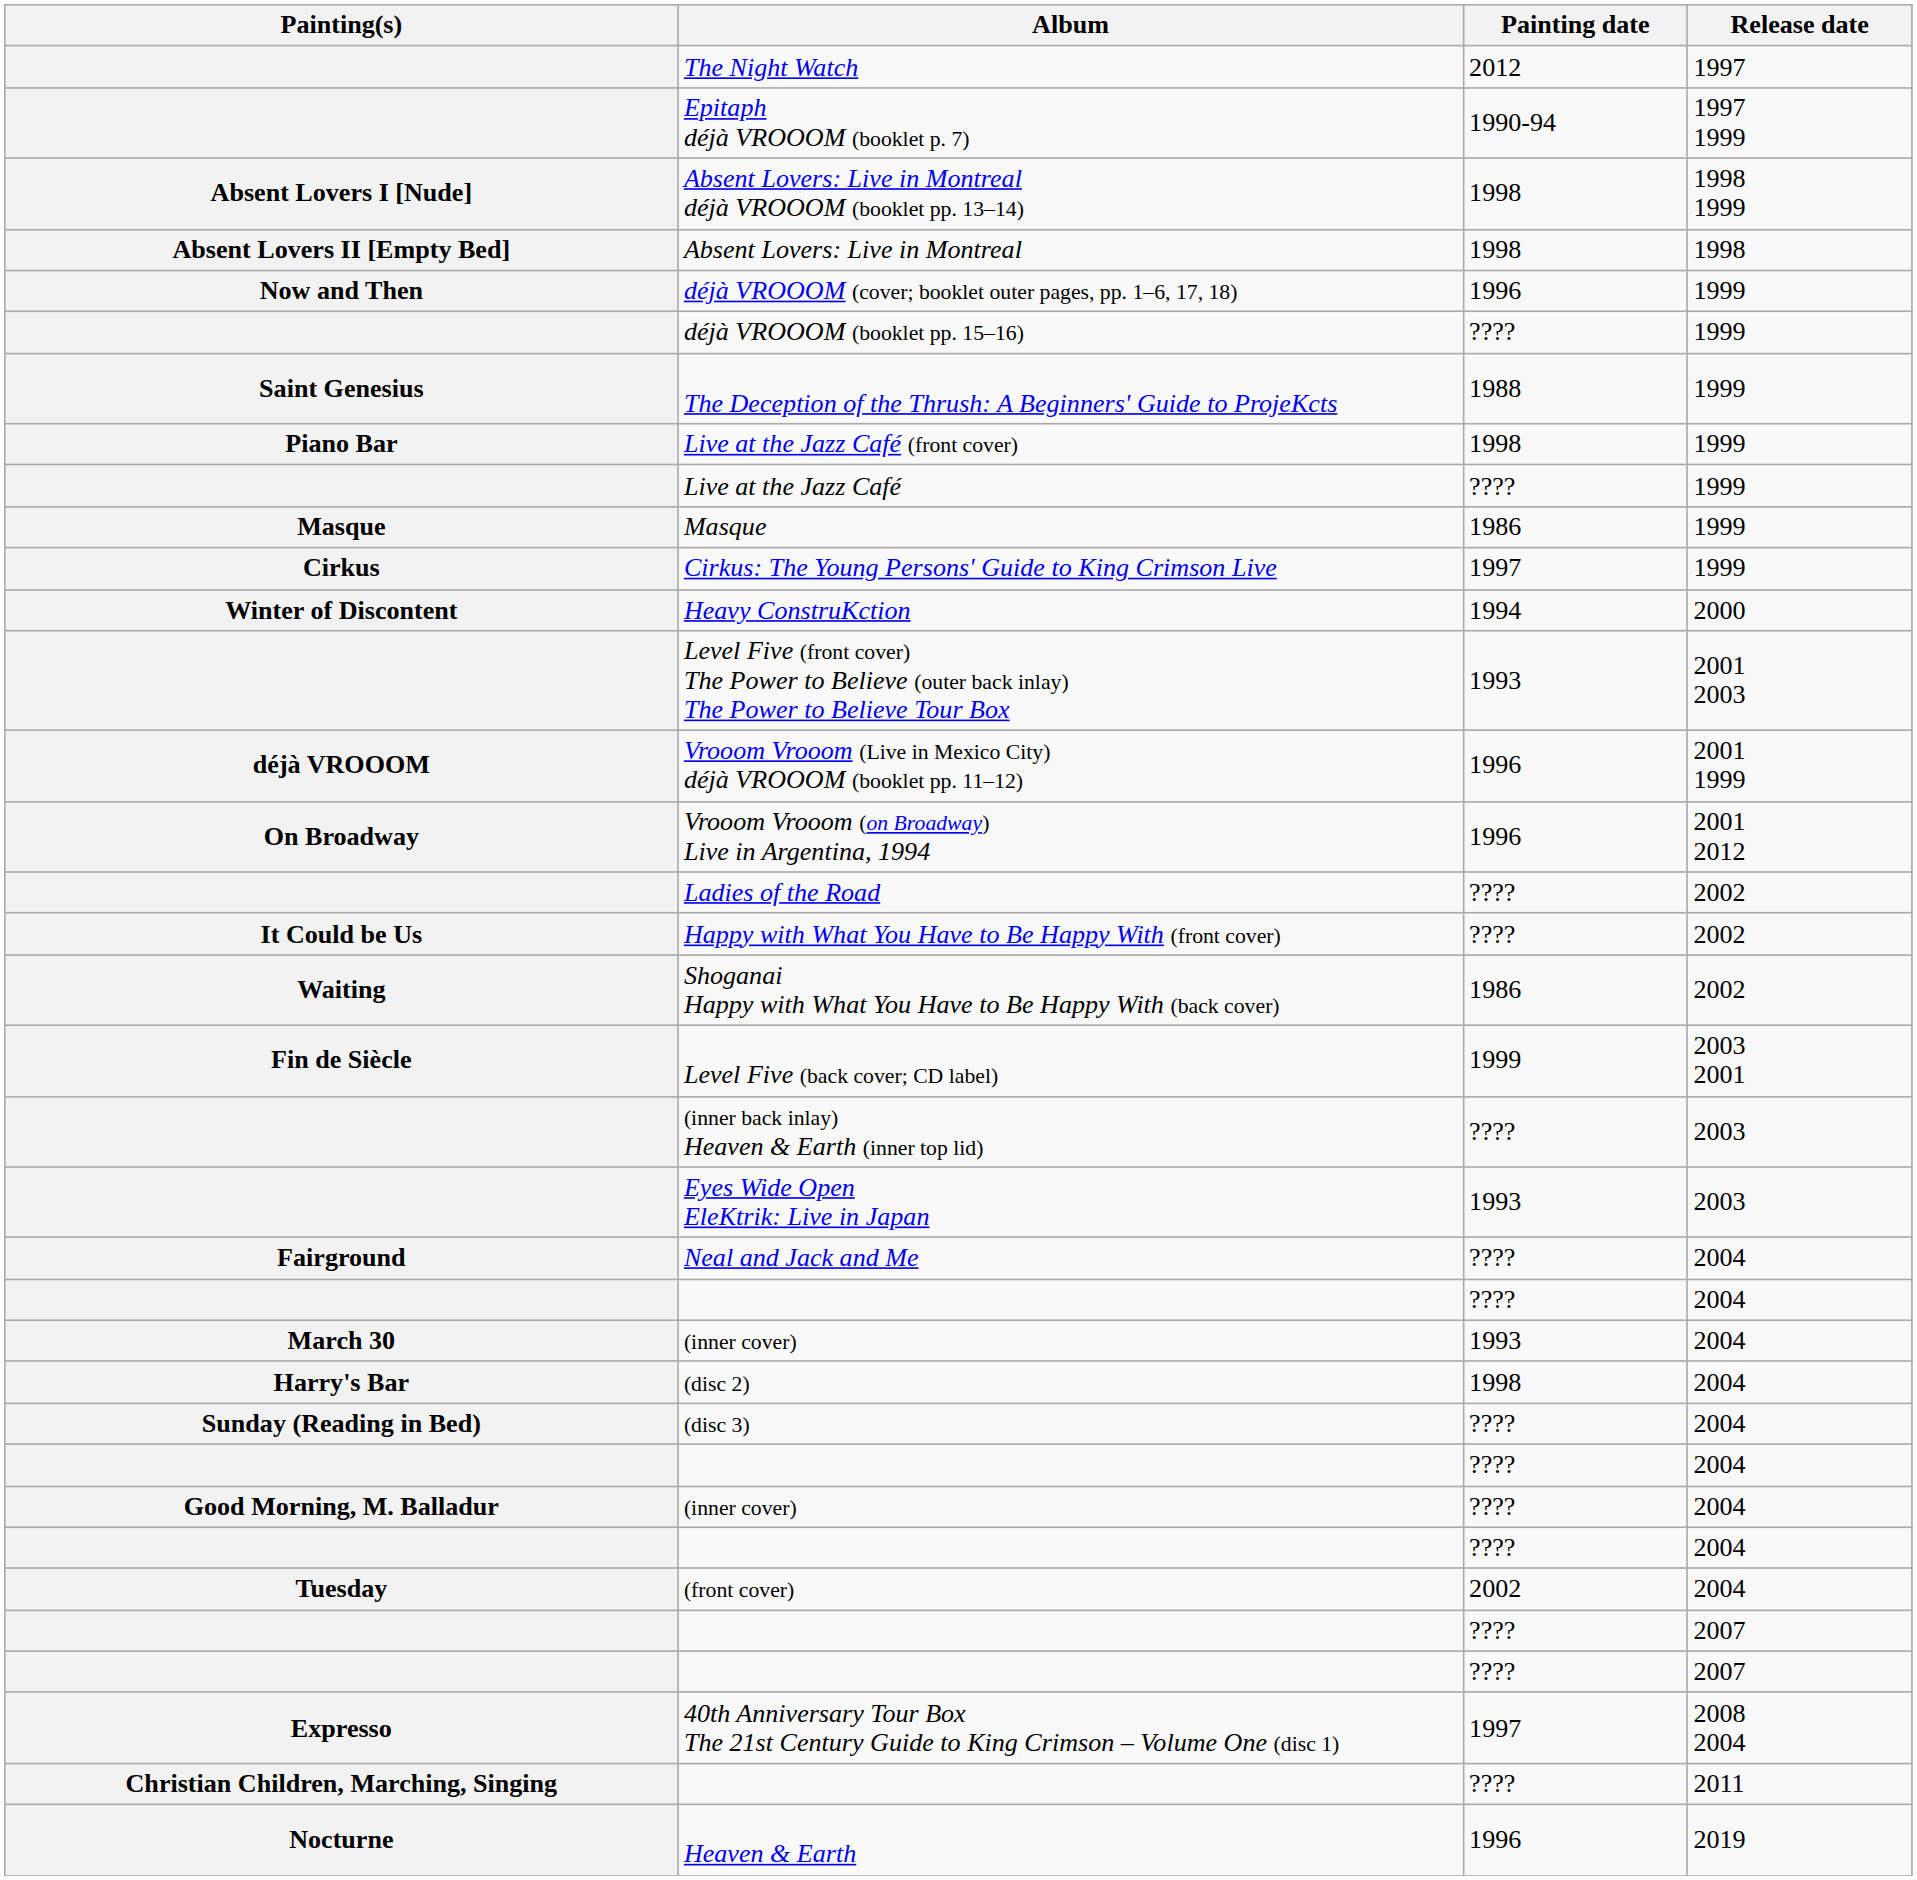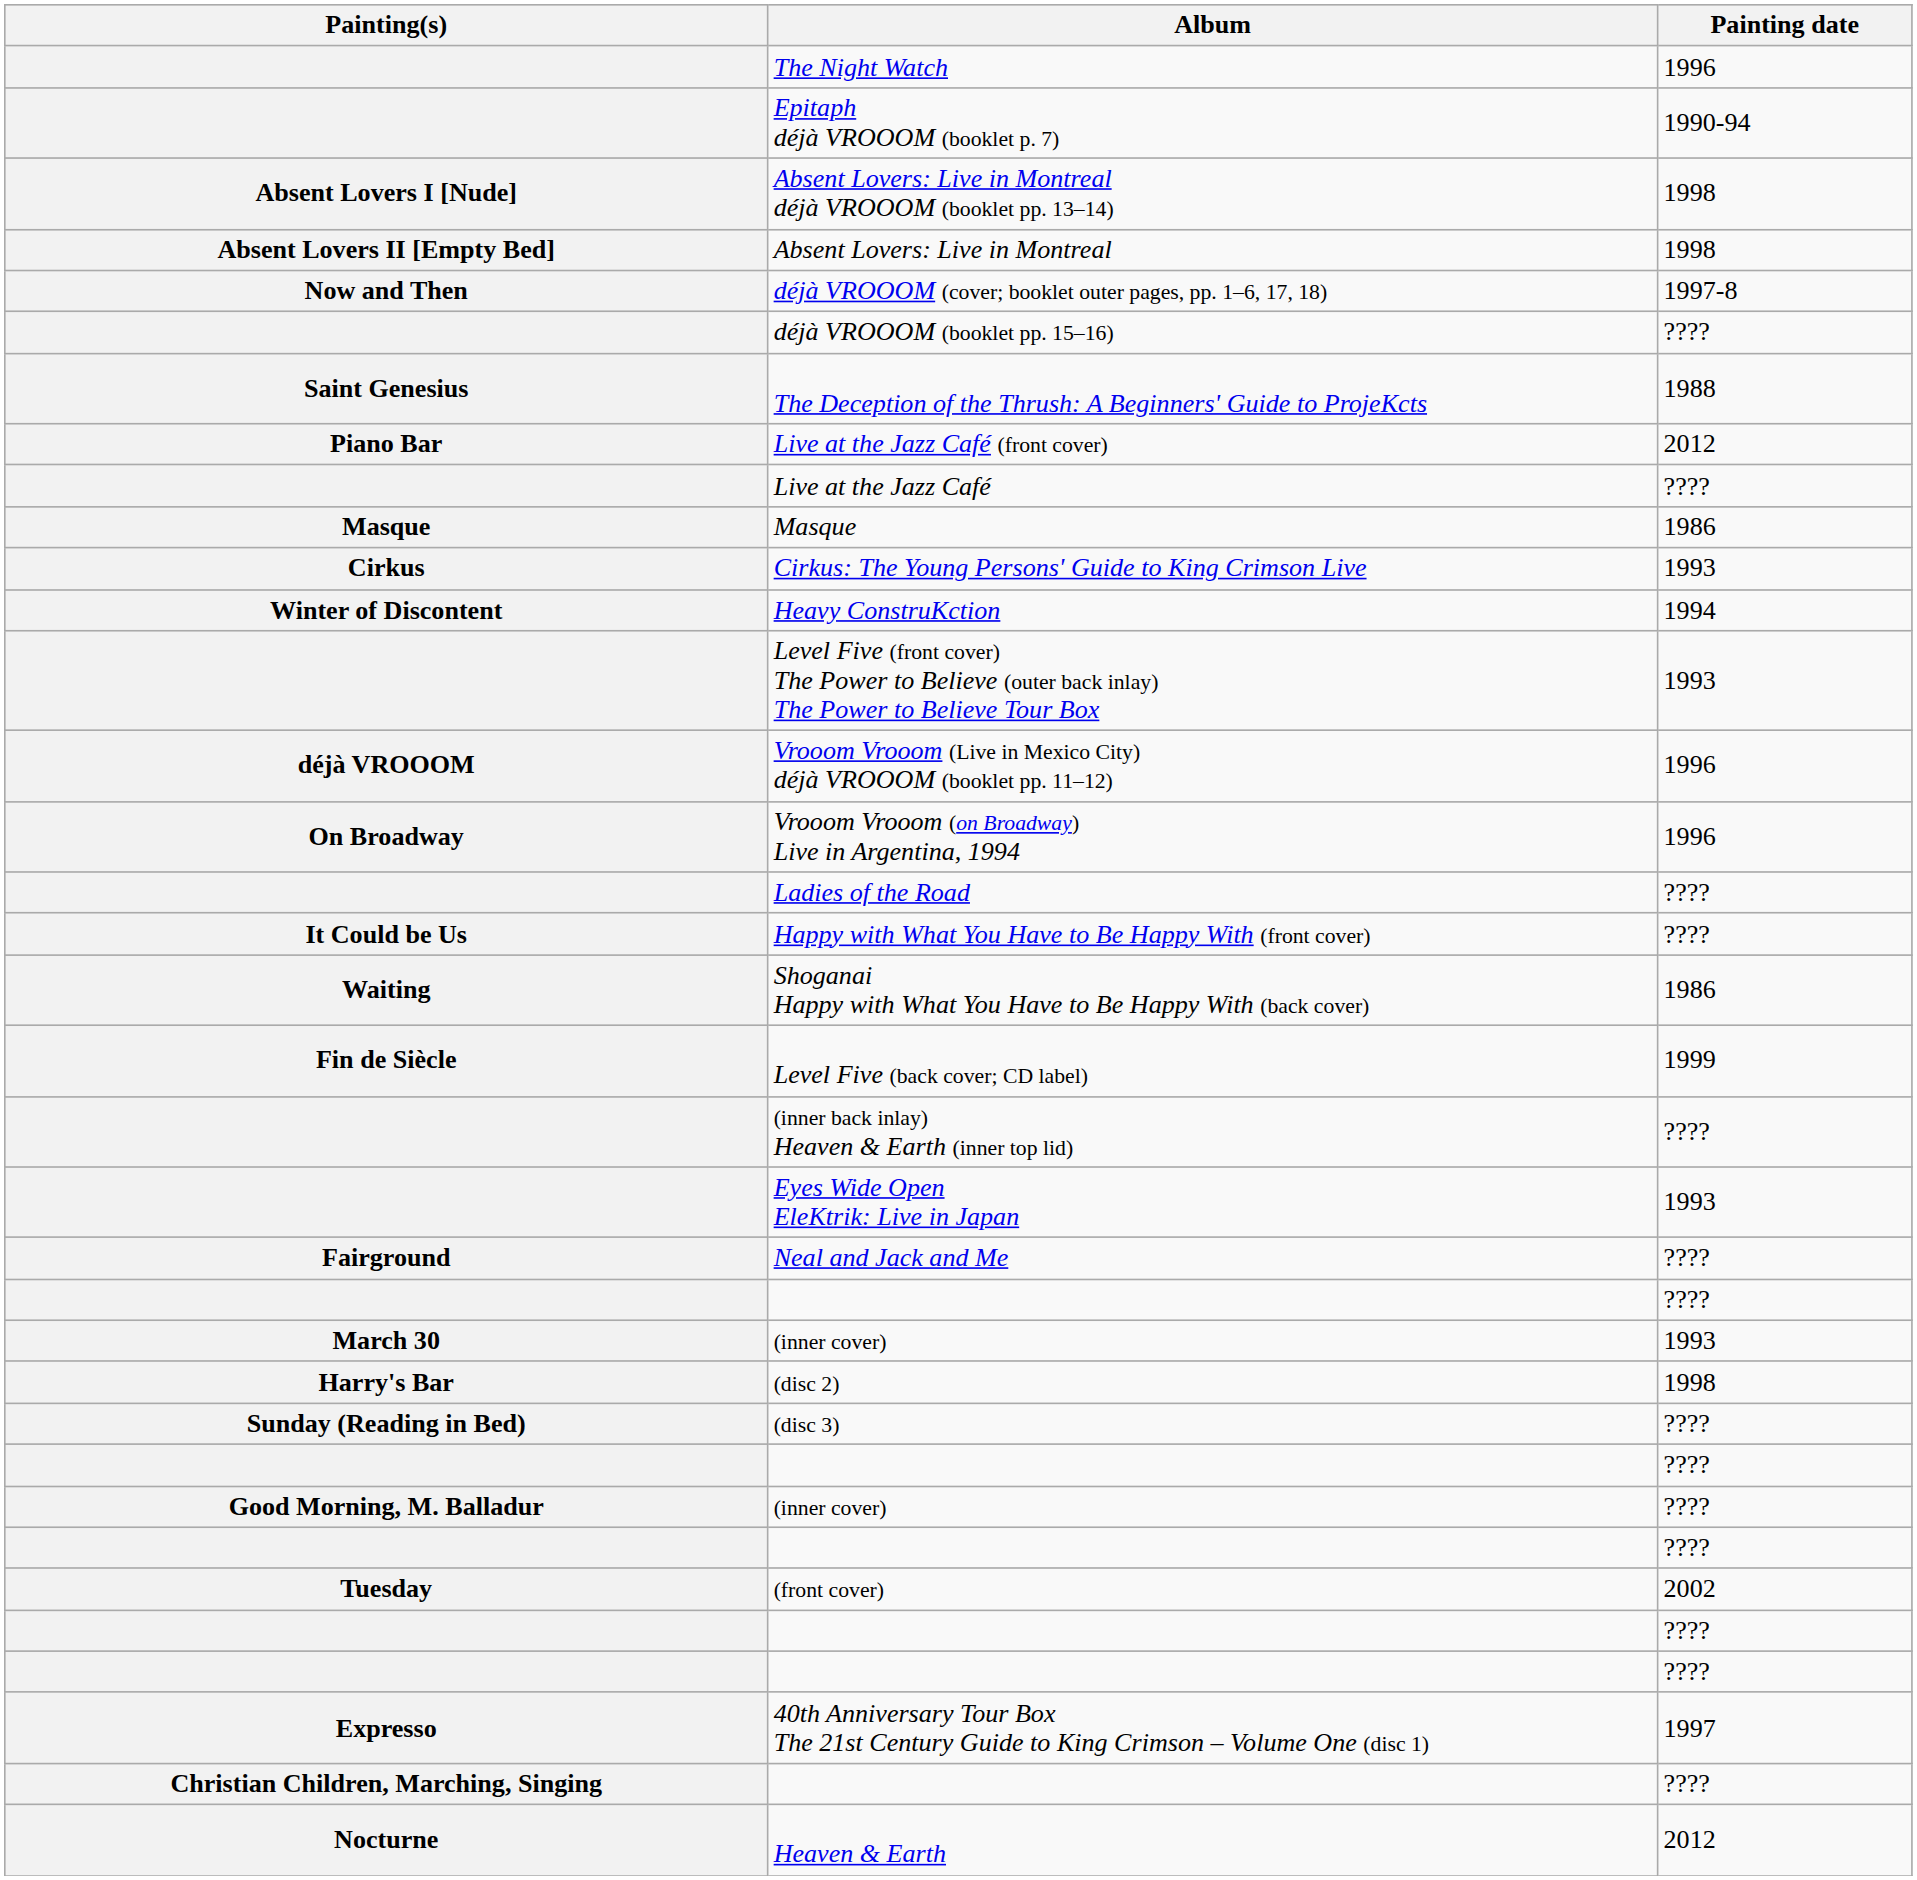- column: (1800, 25)
(1495, 66) 2012 -> (1690, 66) 1996
(1495, 290) 1996 -> (1701, 290) 1997-8
(1495, 444) 1998 -> (1690, 444) 2012
(1495, 568) 1997 -> (1690, 568) 1993
(1495, 1839) 1996 -> (1690, 1839) 2012
